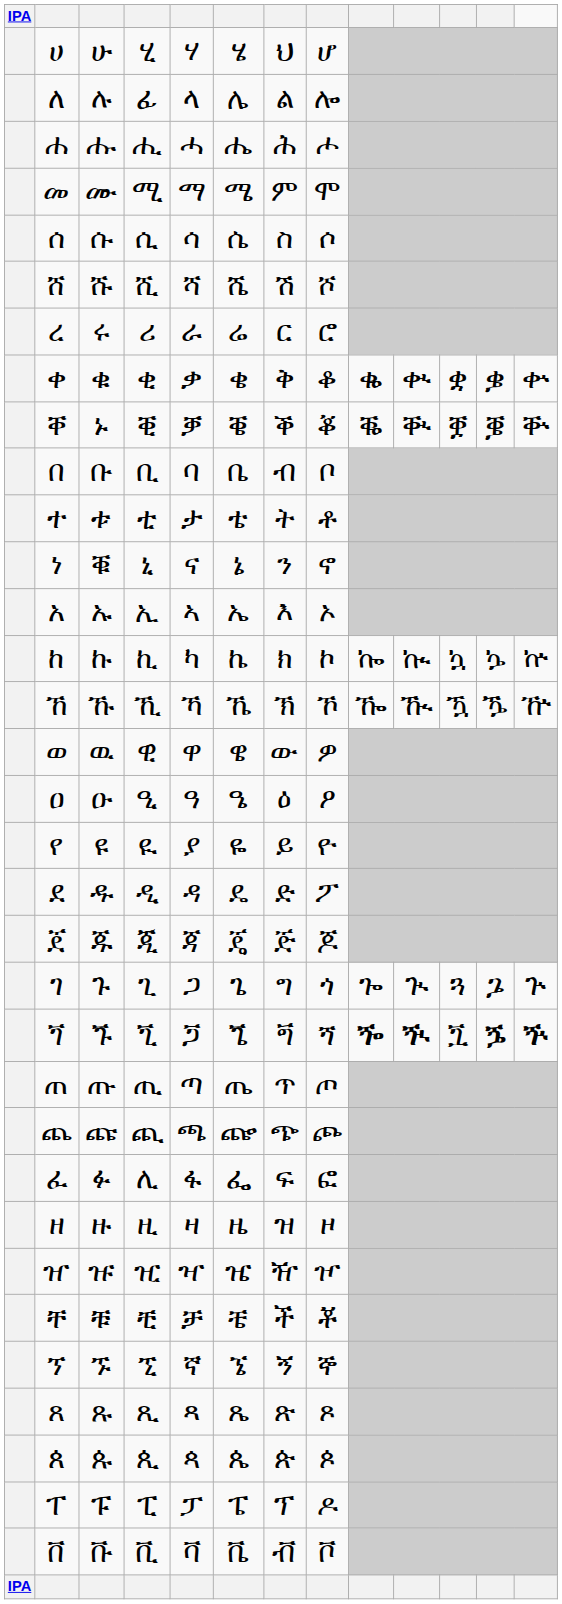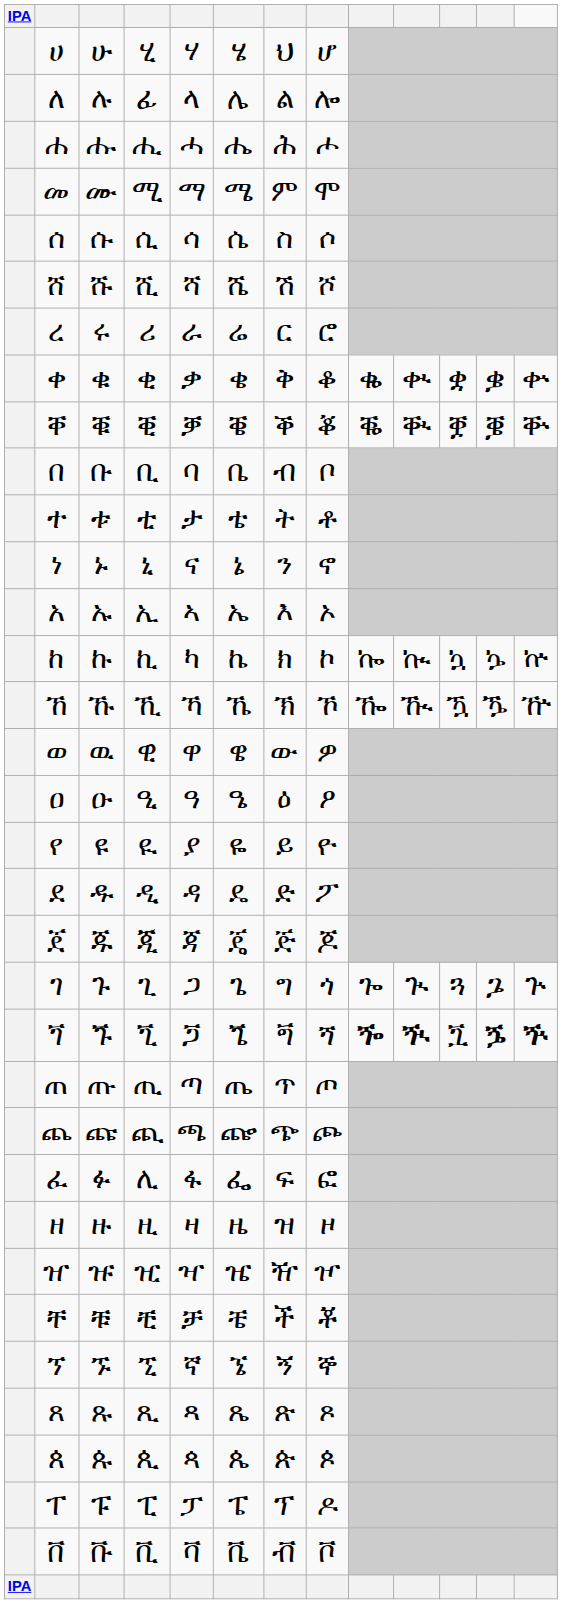(102, 424) ኑ -> (102, 424) ቑ
(102, 565) ቑ -> (102, 565) ኑ
